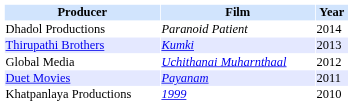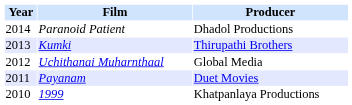columns swapped: (332, 12) <-> (82, 12)
